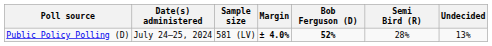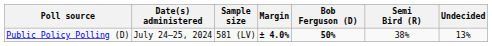(328, 34) 52% -> (328, 34) 50%
(402, 34) 28% -> (402, 34) 38%
